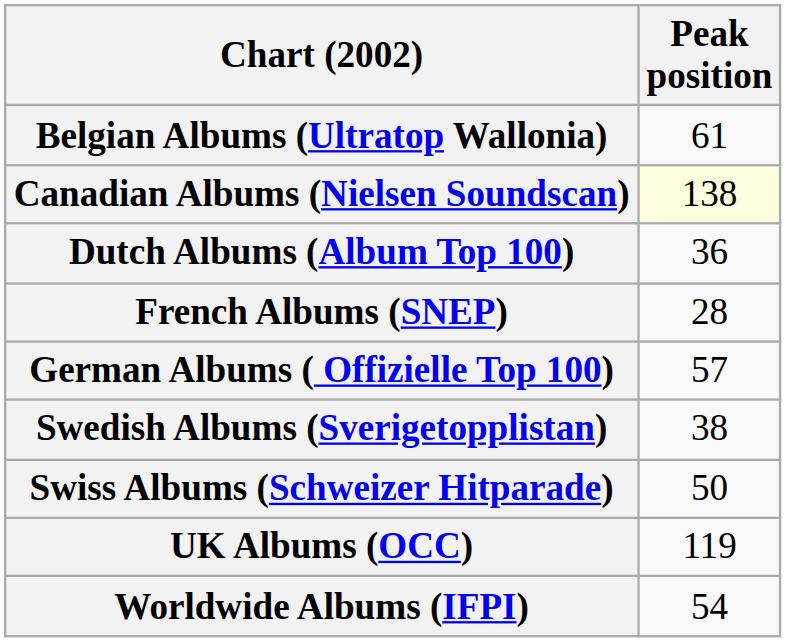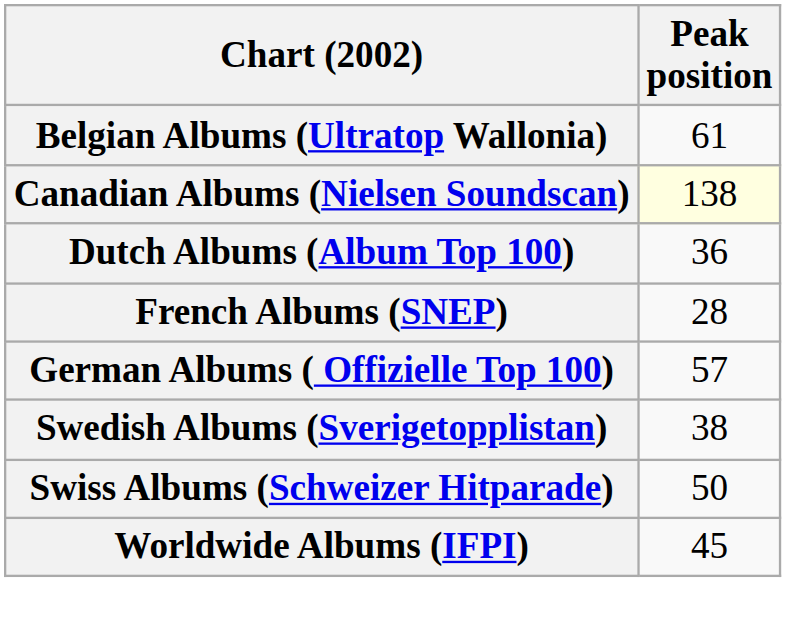- row: (322, 546)
(710, 605) 54 -> (710, 546) 45
